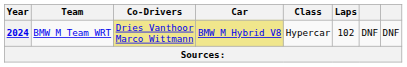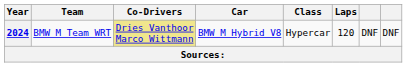(240, 33) khaki background -> (240, 33) no background
(346, 33) 102 -> (346, 33) 120
